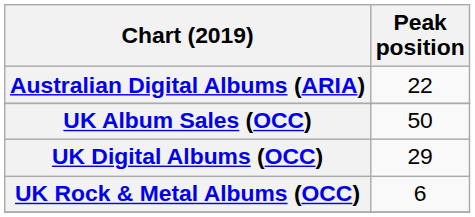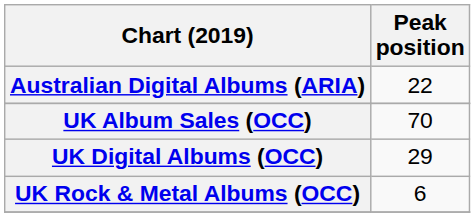(420, 120) 50 -> (420, 120) 70
